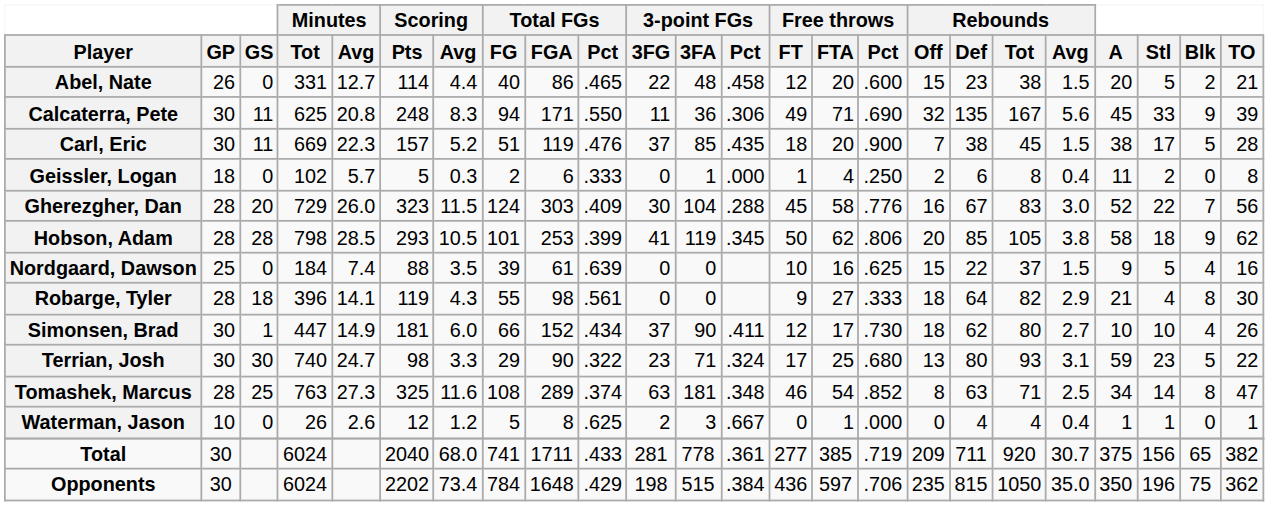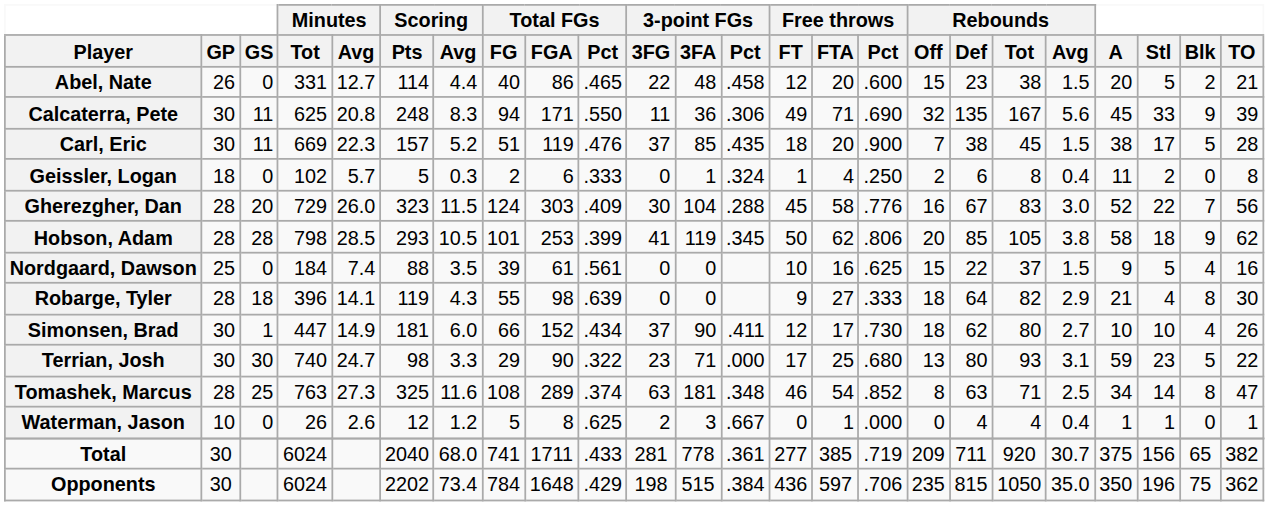(745, 175) .000 -> (745, 175) .324
(603, 268) .639 -> (603, 268) .561
(603, 299) .561 -> (603, 299) .639
(745, 361) .324 -> (745, 361) .000
